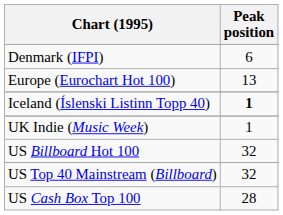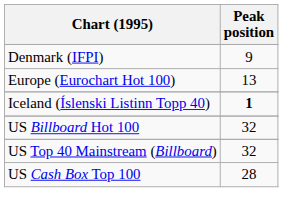(249, 56) 6 -> (249, 56) 9
- row: (78, 127)
